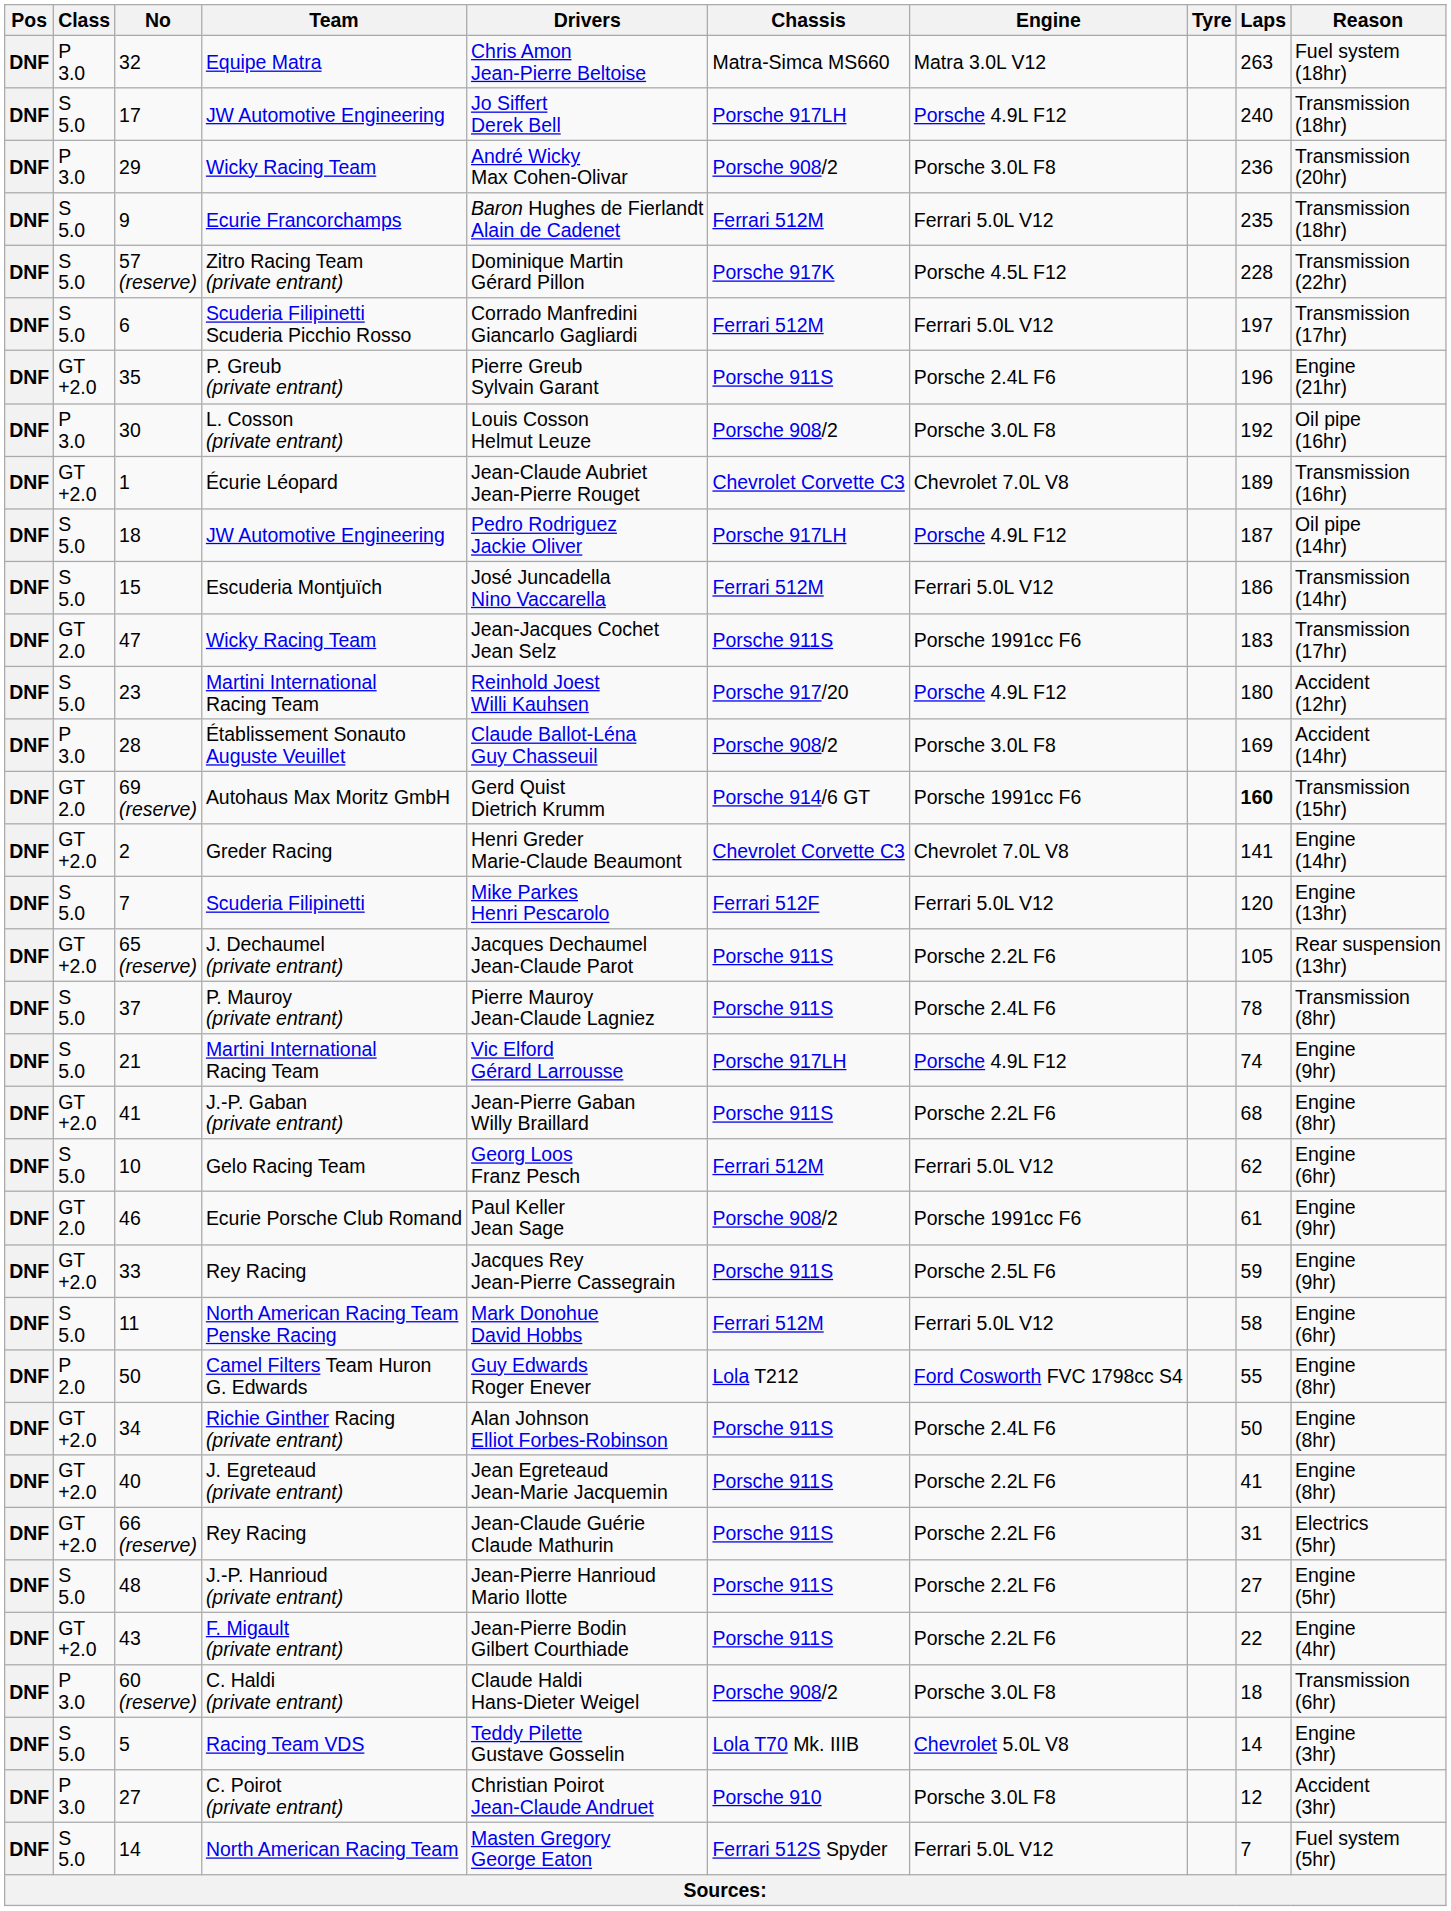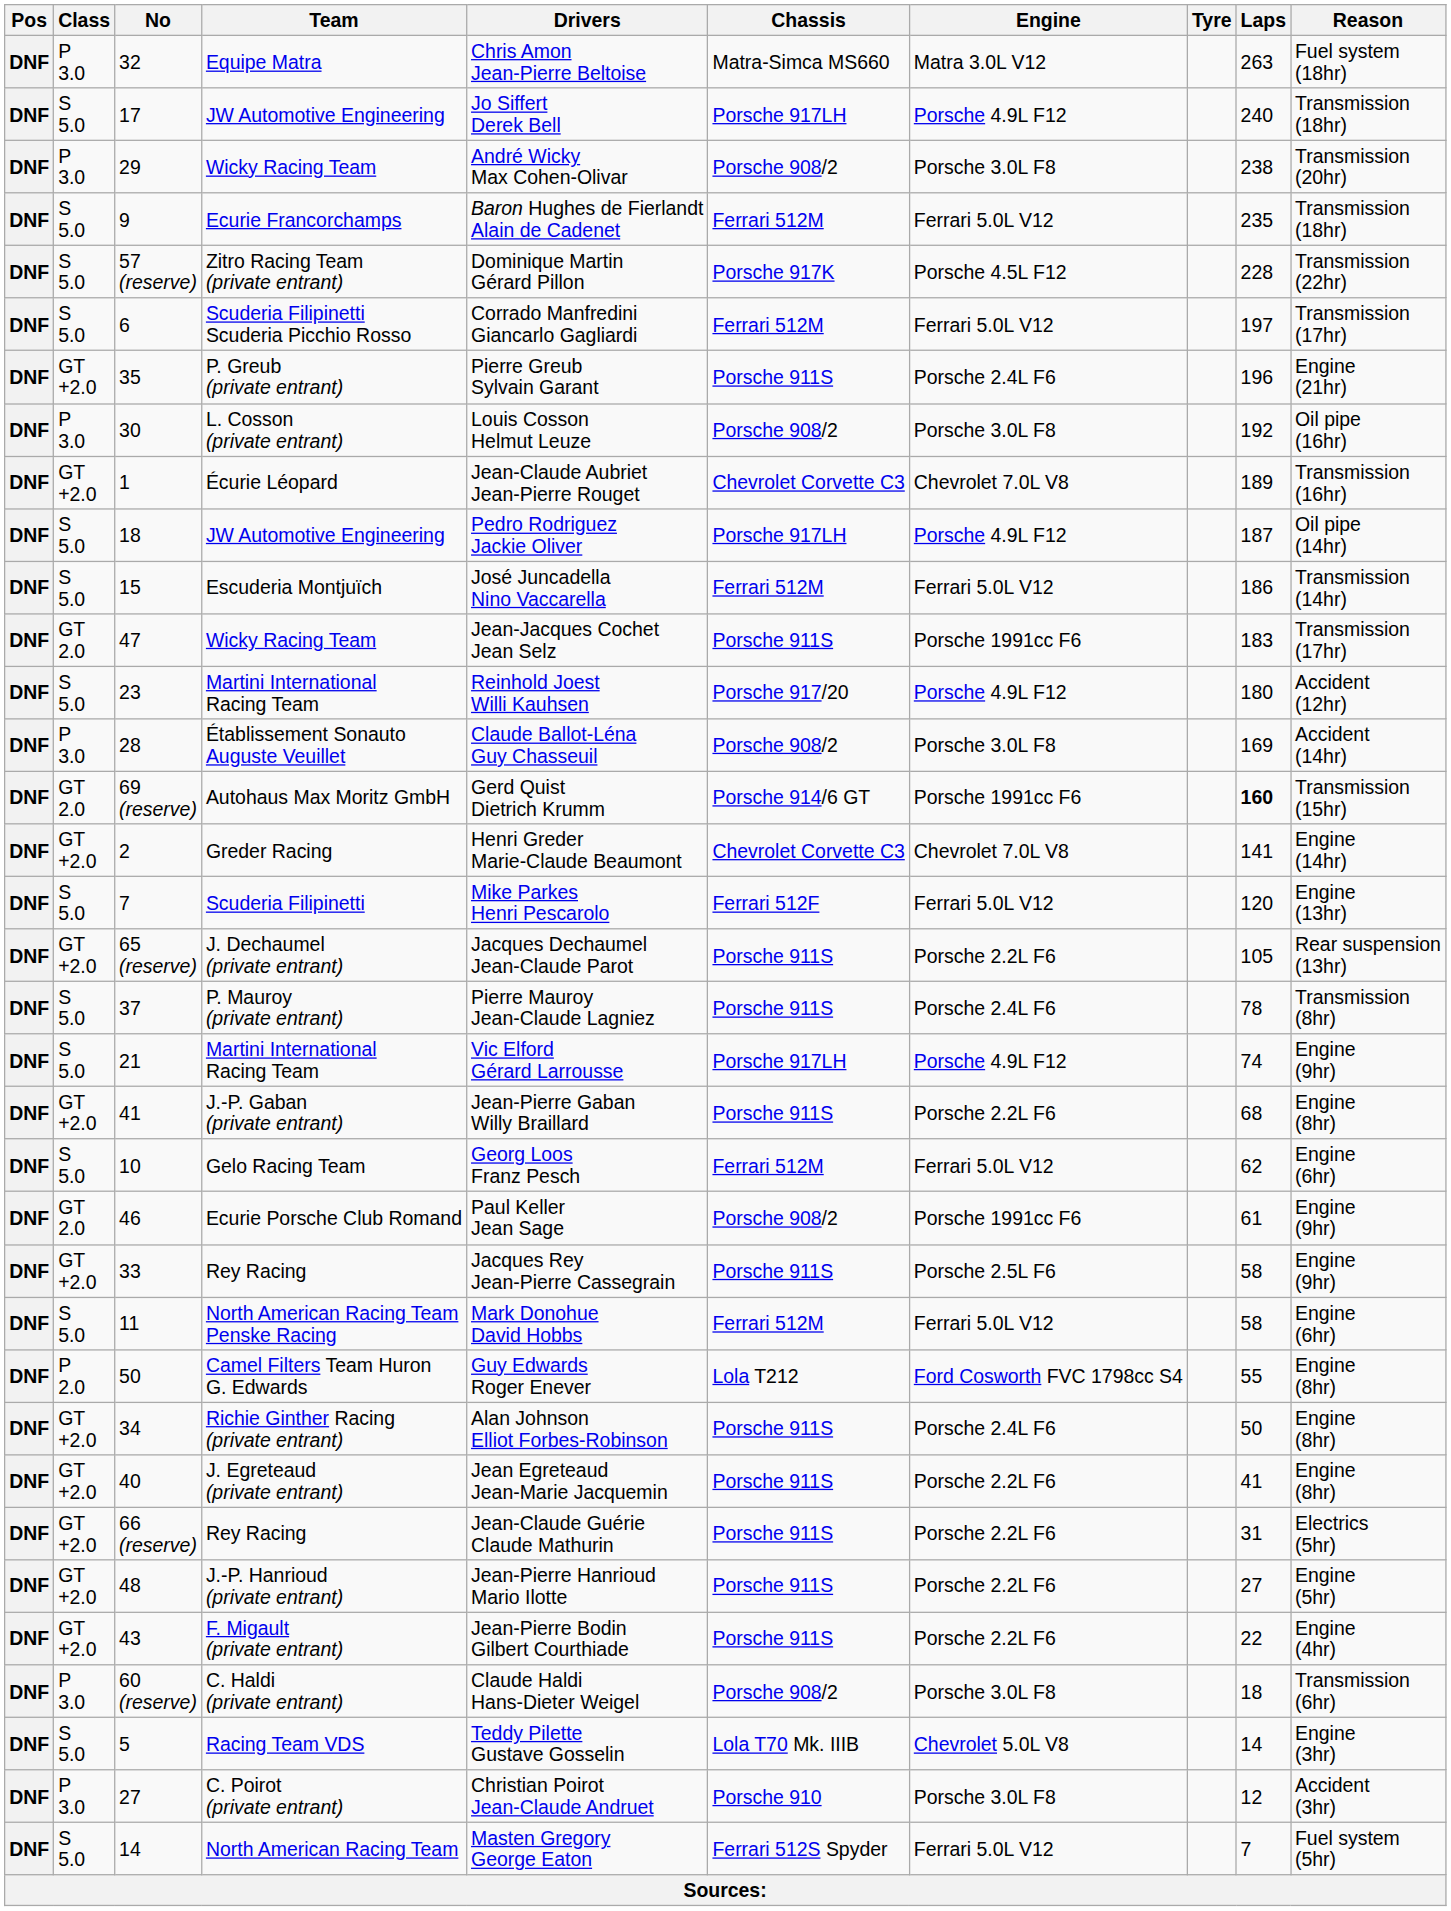(1257, 167) 236 -> (1257, 167) 238
(1251, 1271) 59 -> (1251, 1271) 58
(72, 1586) S 5.0 -> (77, 1586) GT +2.0
